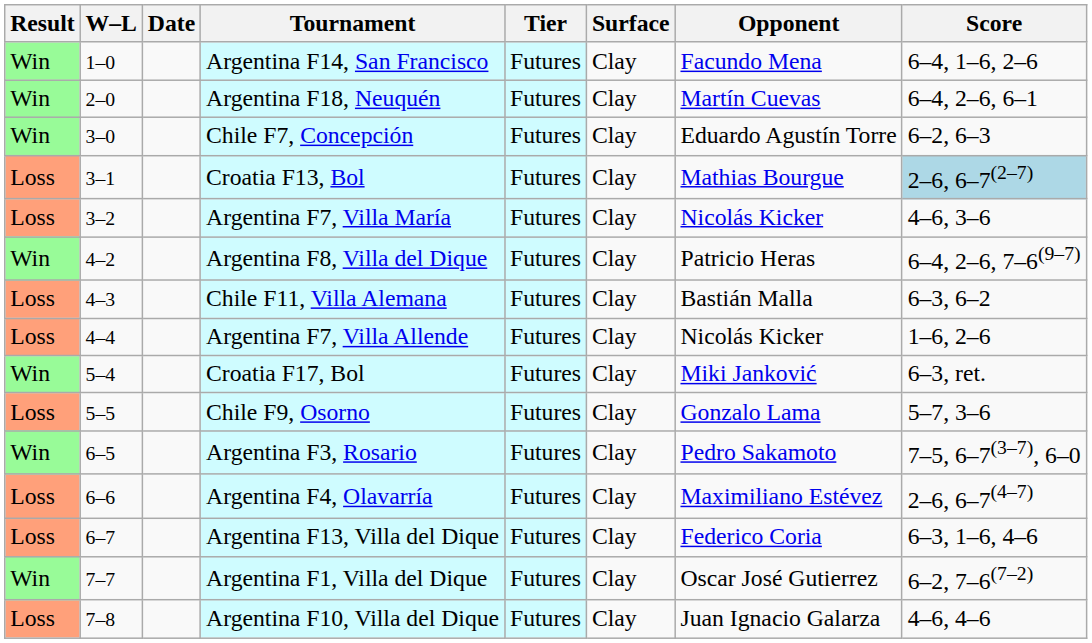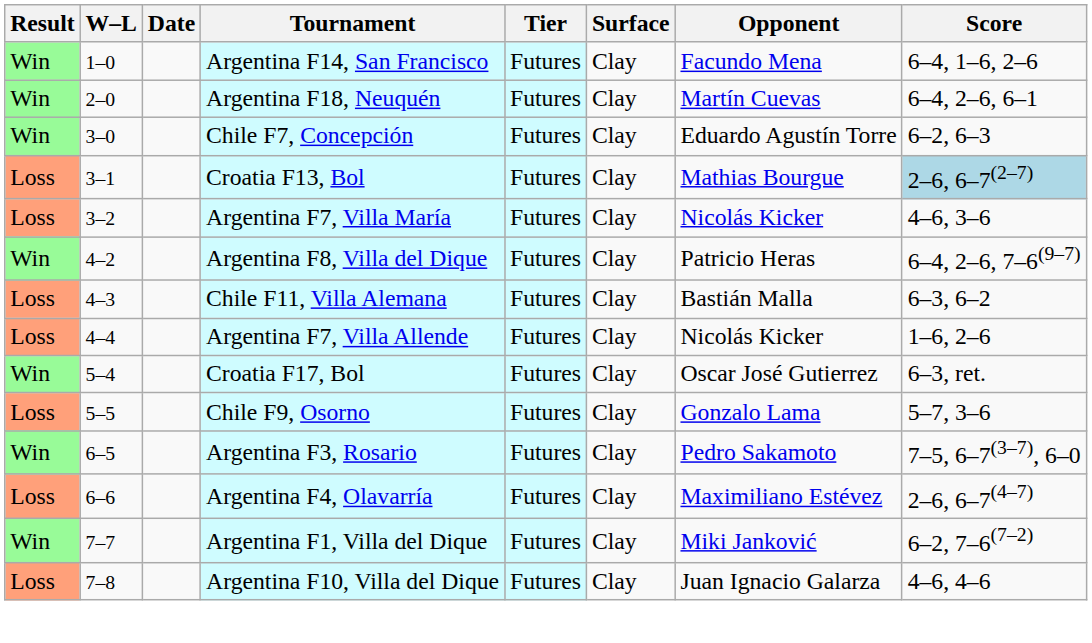(749, 374) Miki Janković -> (779, 374) Oscar José Gutierrez
- row: (353, 537)
(779, 577) Oscar José Gutierrez -> (749, 540) Miki Janković
